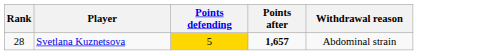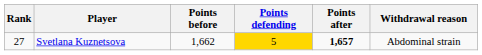+ column: (203, 18)
(19, 41) 28 -> (19, 41) 27
